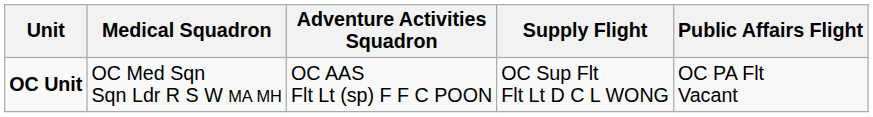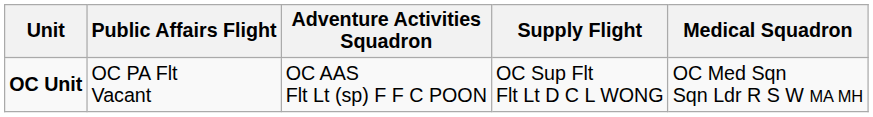columns swapped: (187, 31) <-> (771, 31)
